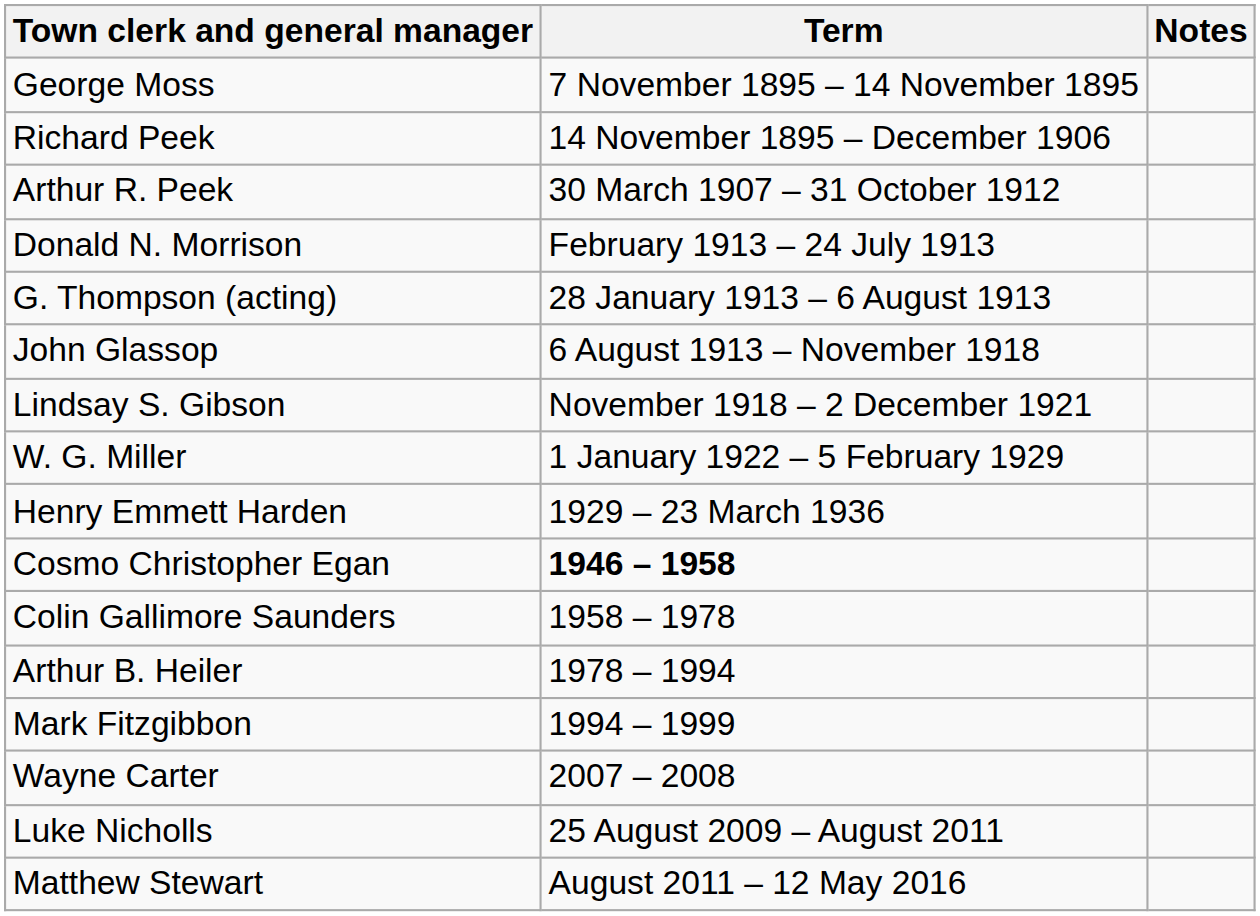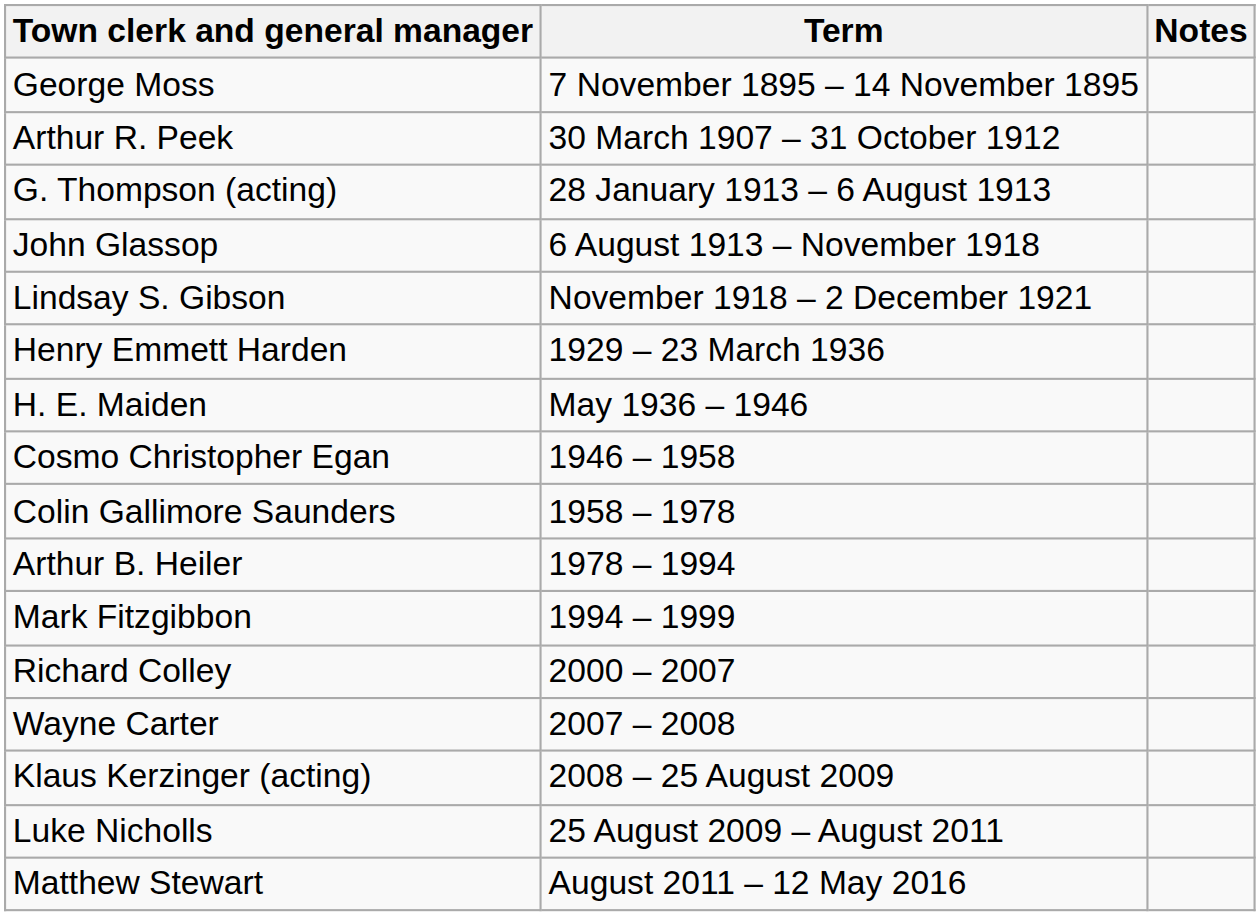- row: (114, 137)
- row: (158, 244)
- row: (100, 457)
+ row: (110, 404)
(642, 564) bold -> (642, 457) normal
+ row: (122, 670)
+ row: (192, 777)
